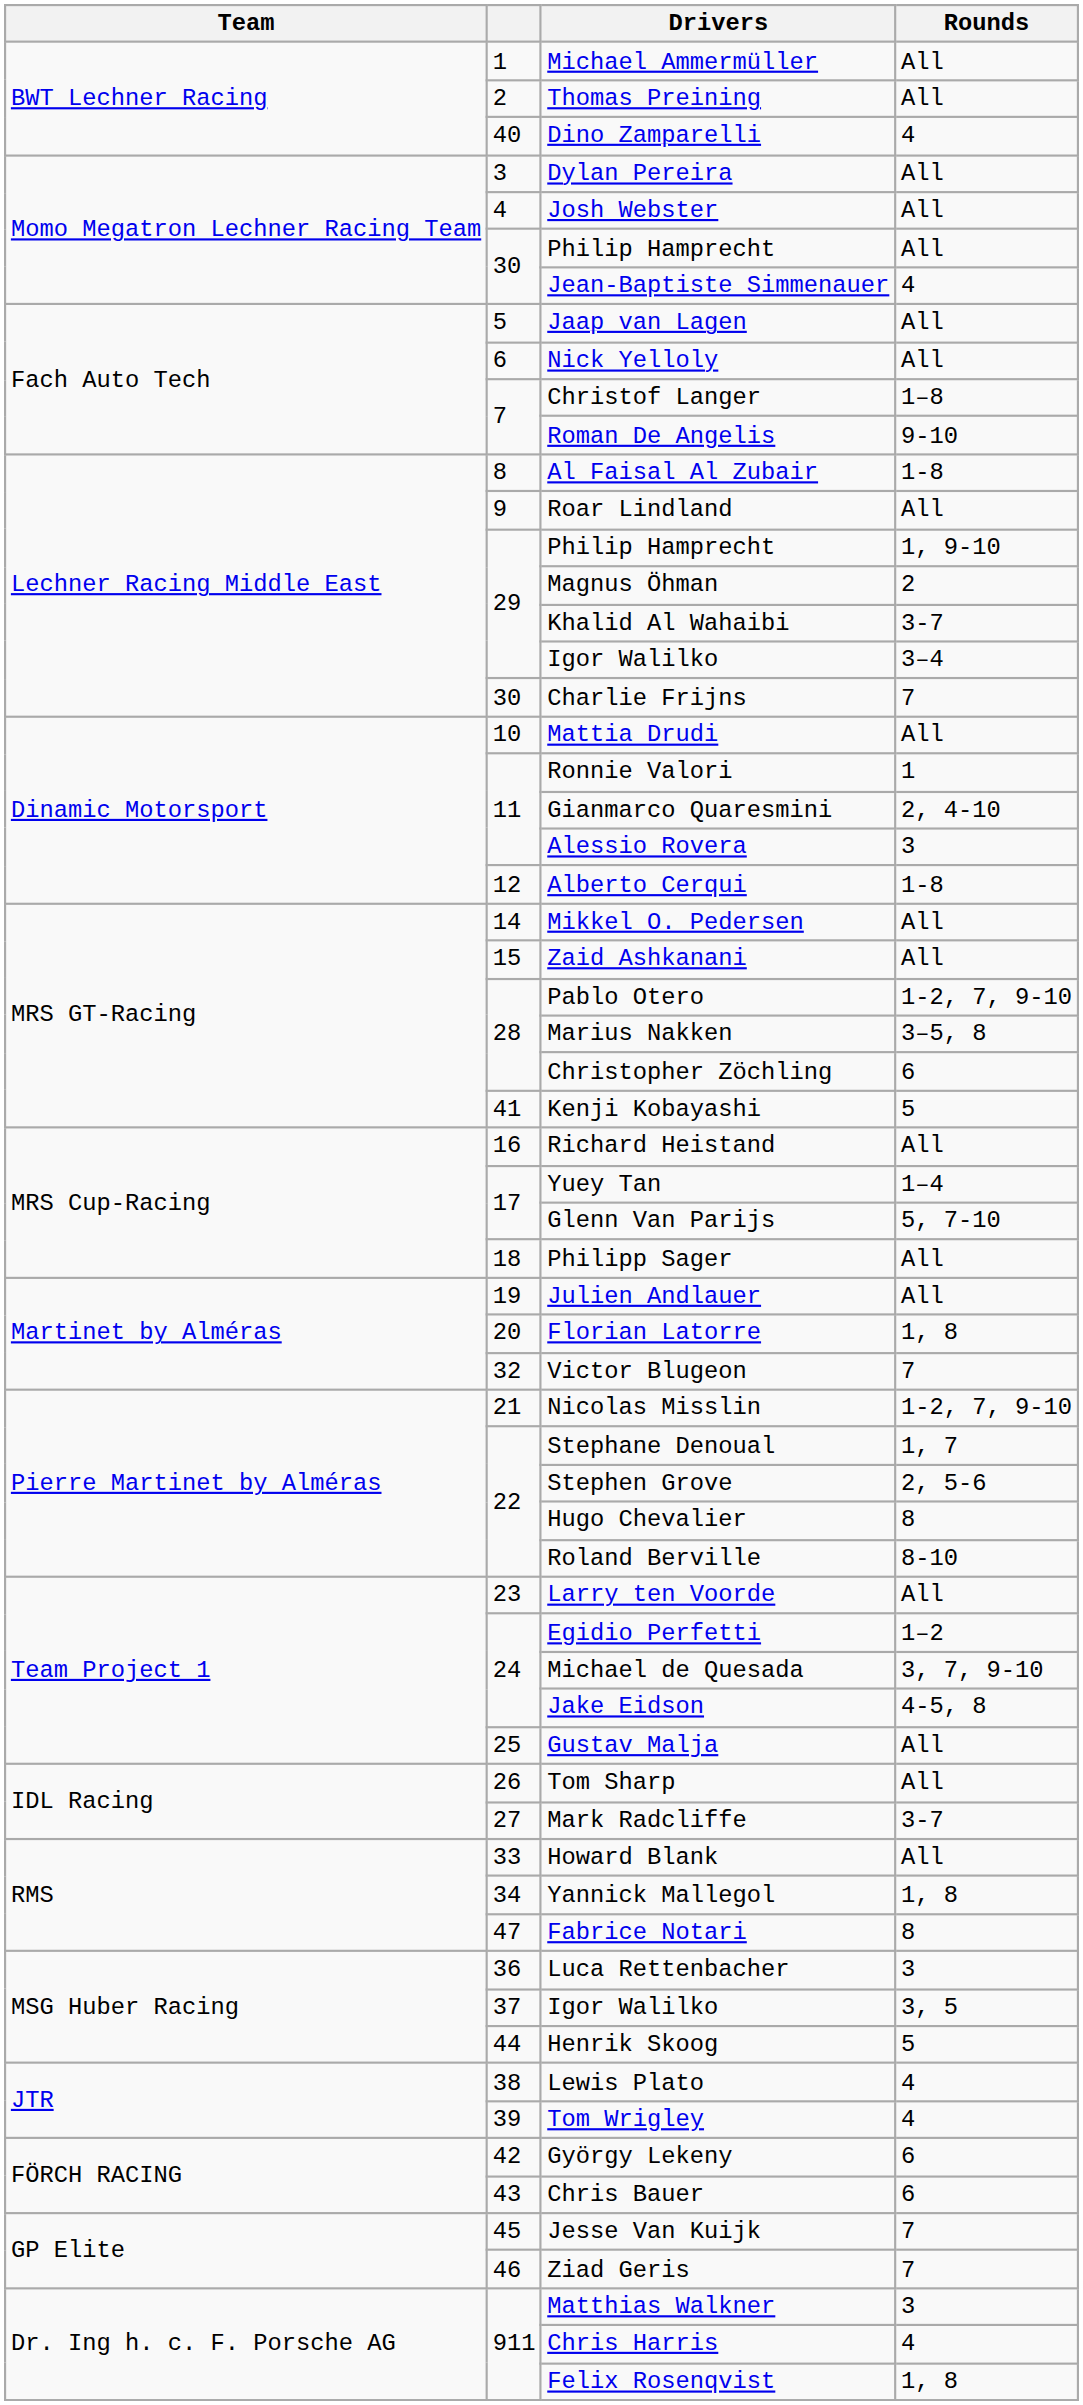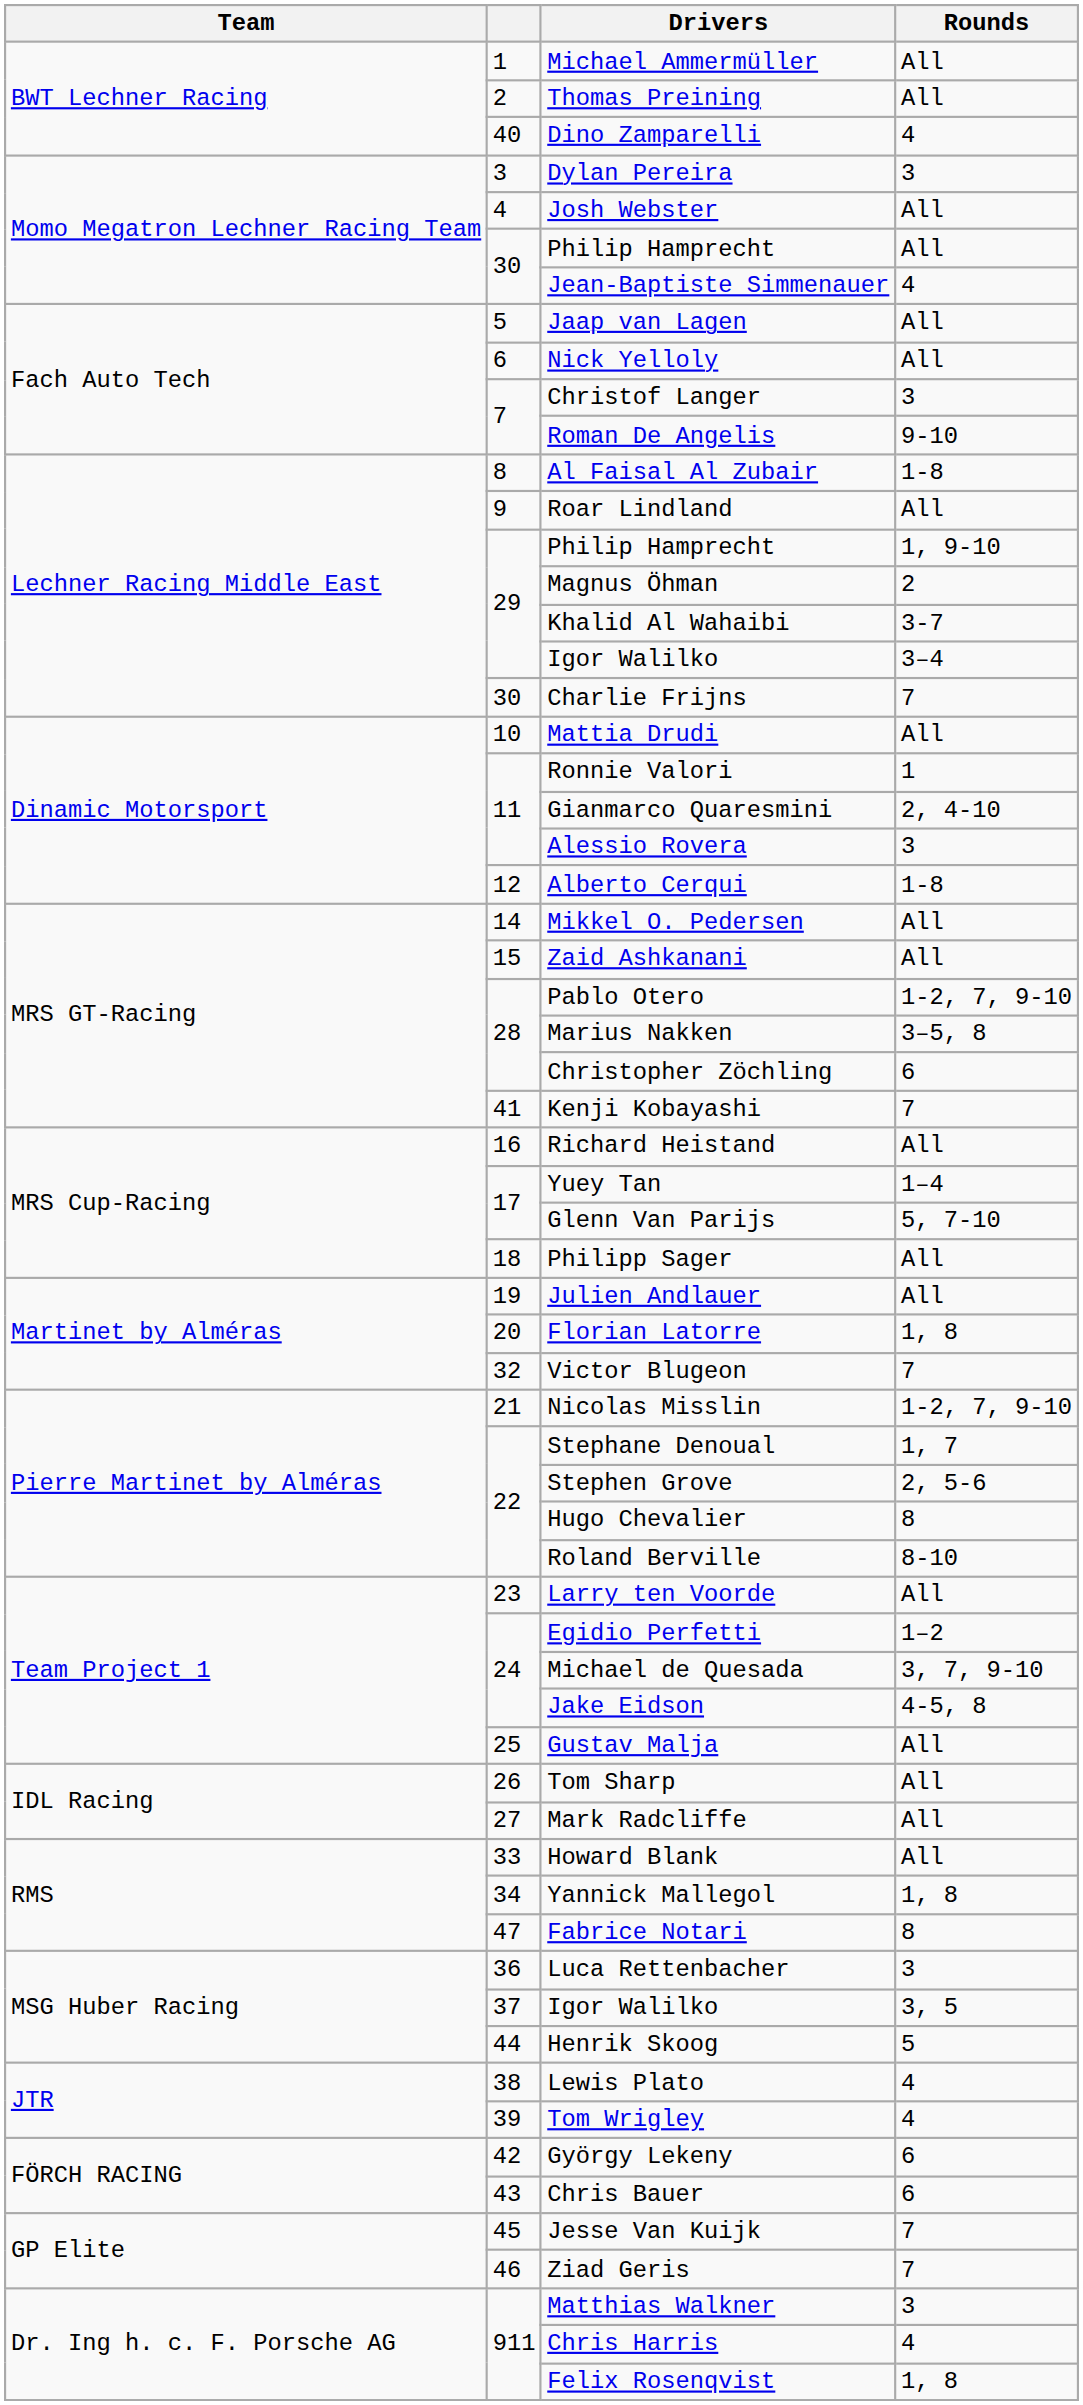(922, 174) All -> (908, 174) 3
(922, 398) 1–8 -> (908, 398) 3
(908, 1109) 5 -> (908, 1109) 7
(922, 1820) 3-7 -> (922, 1820) All
